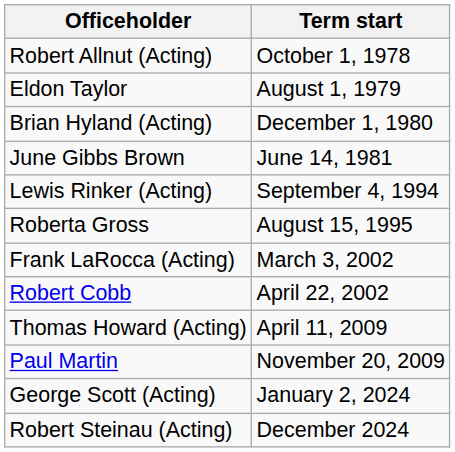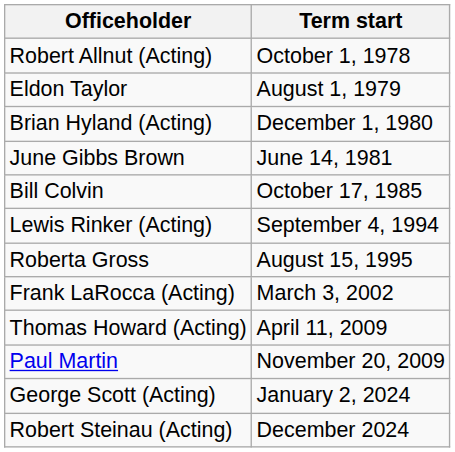+ row: (57, 191)
- row: (70, 293)
